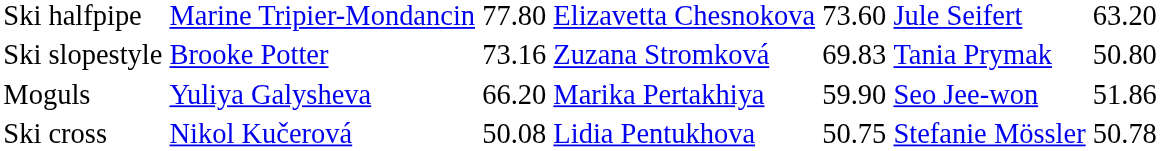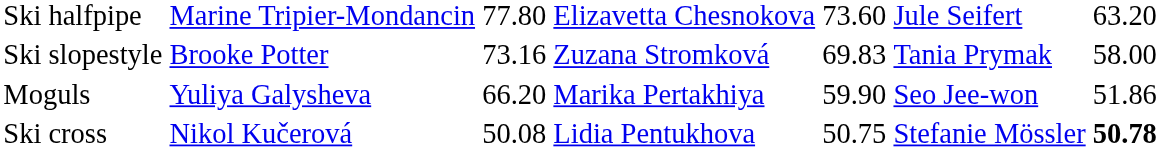(1125, 55) 50.80 -> (1125, 55) 58.00
(1125, 133) normal -> (1125, 133) bold
